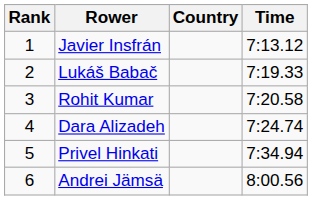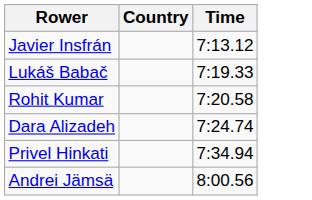- column: (29, 18)
